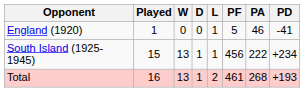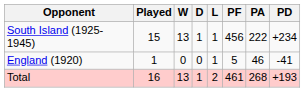rows swapped: (45, 30) <-> (55, 54)
